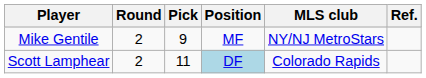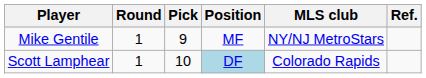(139, 38) 2 -> (139, 38) 1
(139, 61) 2 -> (139, 61) 1
(183, 61) 11 -> (183, 61) 10
